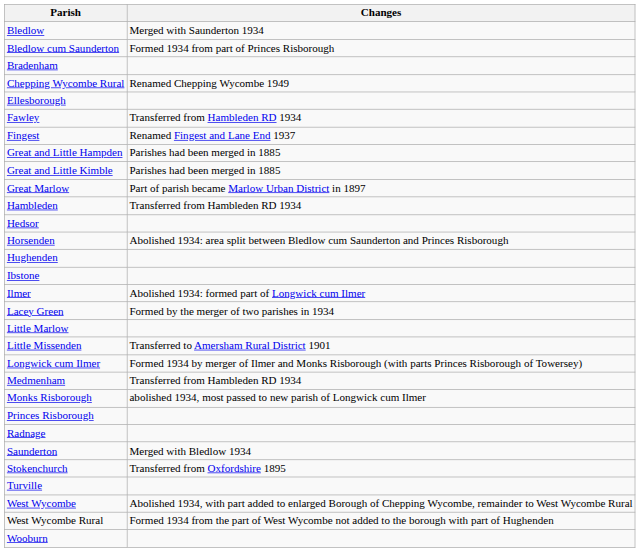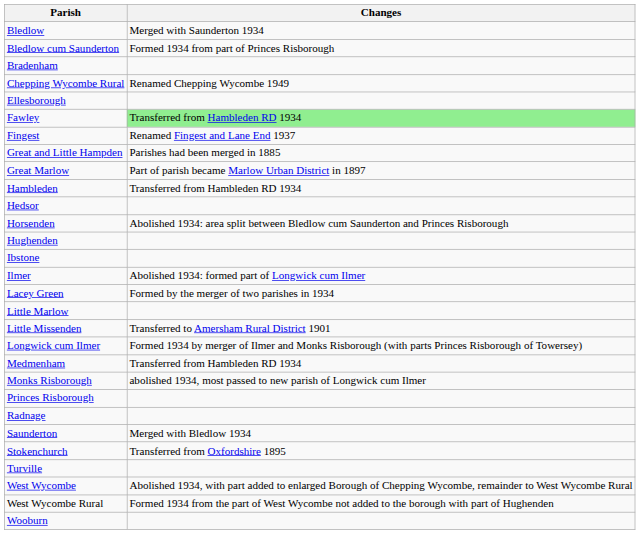(215, 118) no background -> (215, 118) lightgreen background
- row: (60, 170)
